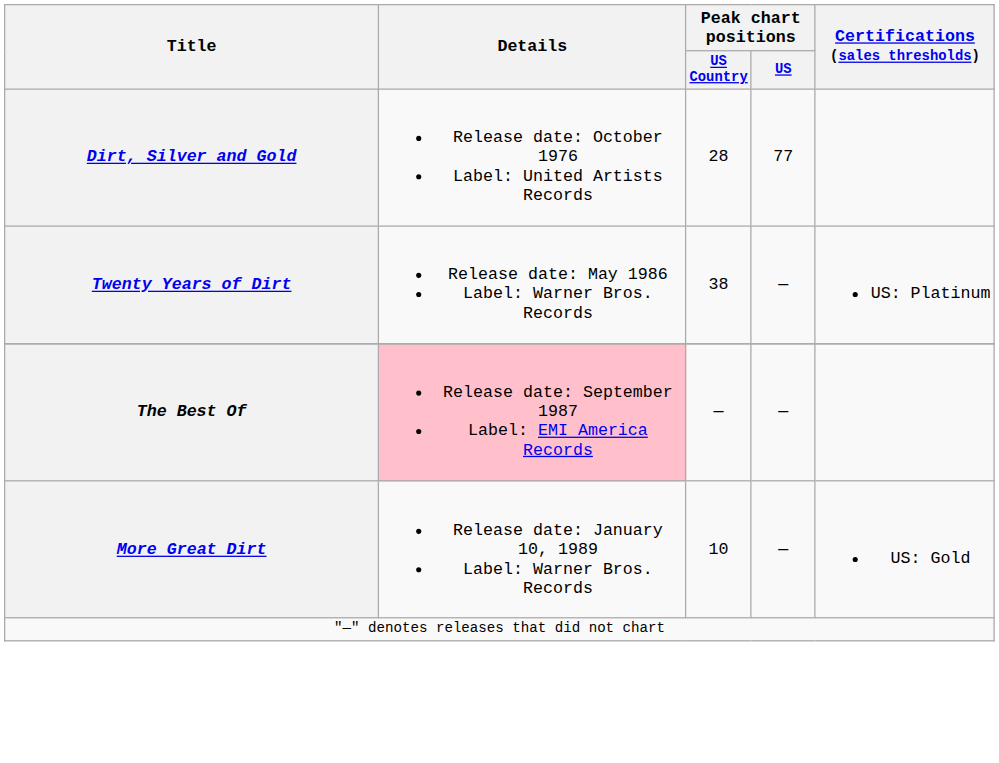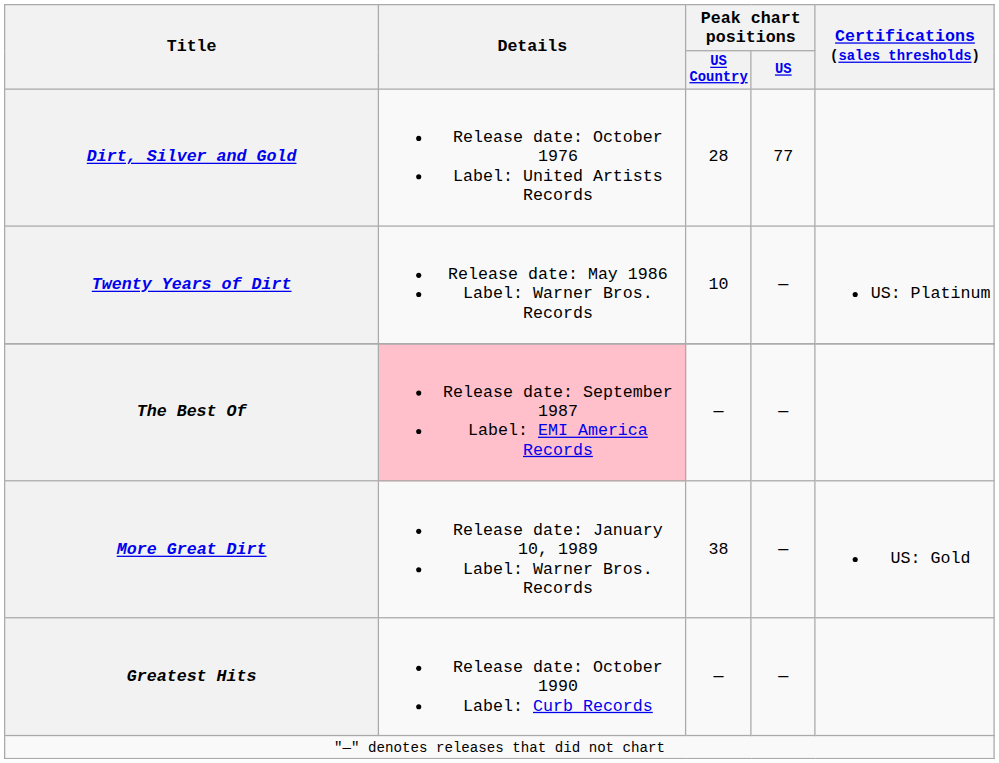(719, 285) 38 -> (719, 285) 10
(719, 549) 10 -> (719, 549) 38
+ row: (192, 677)
